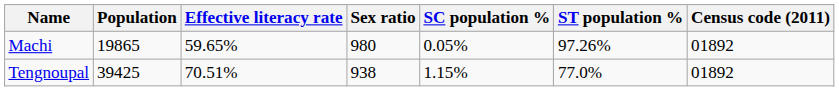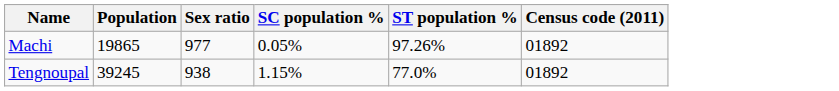- column: (264, 18)
(363, 45) 980 -> (198, 45) 977
(118, 72) 39425 -> (118, 72) 39245
